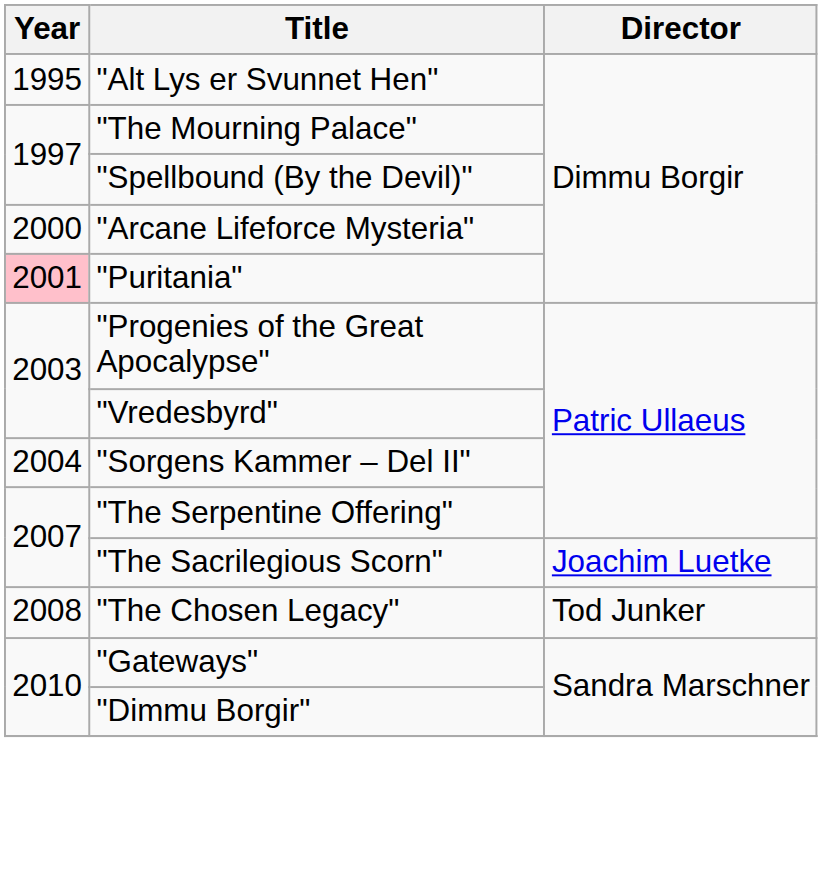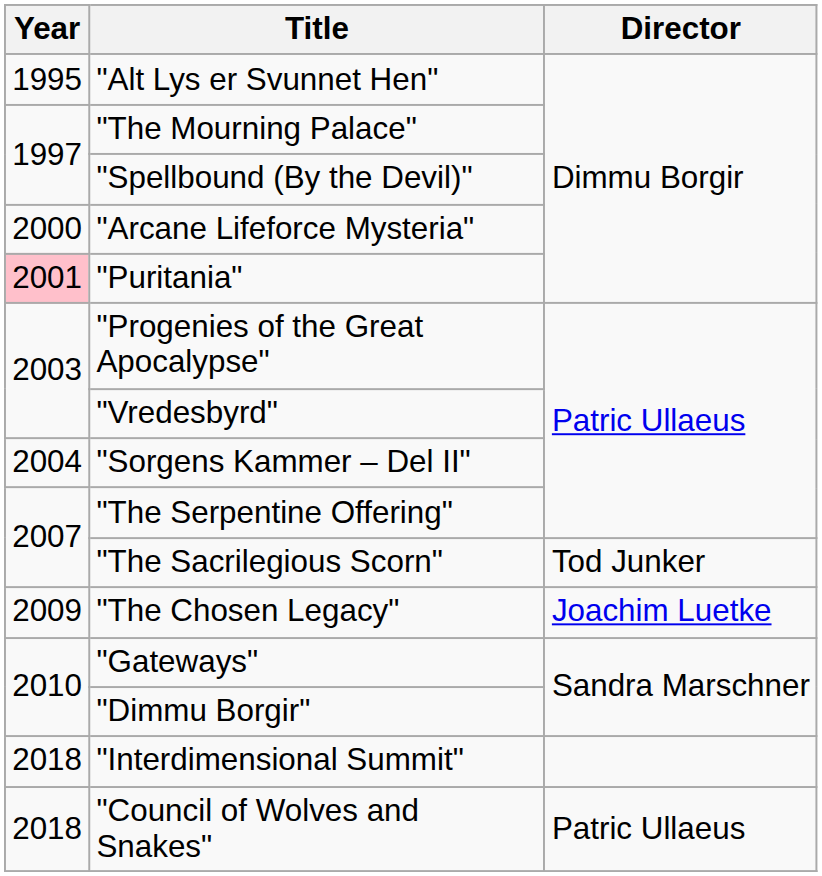(662, 561) Joachim Luetke -> (629, 561) Tod Junker
(47, 611) 2008 -> (47, 611) 2009
(629, 611) Tod Junker -> (662, 611) Joachim Luetke
+ row: (280, 760)
+ row: (258, 828)
